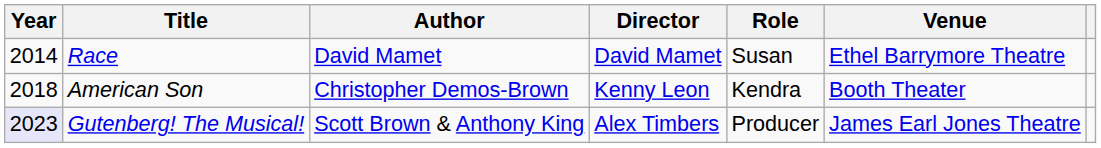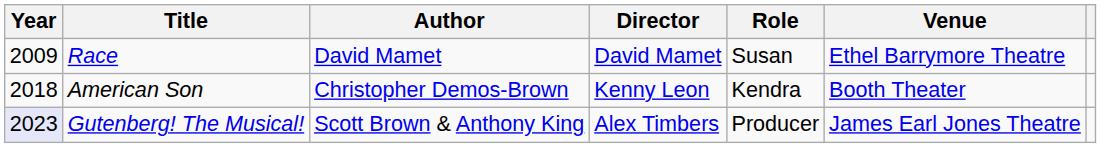(34, 55) 2014 -> (34, 55) 2009
